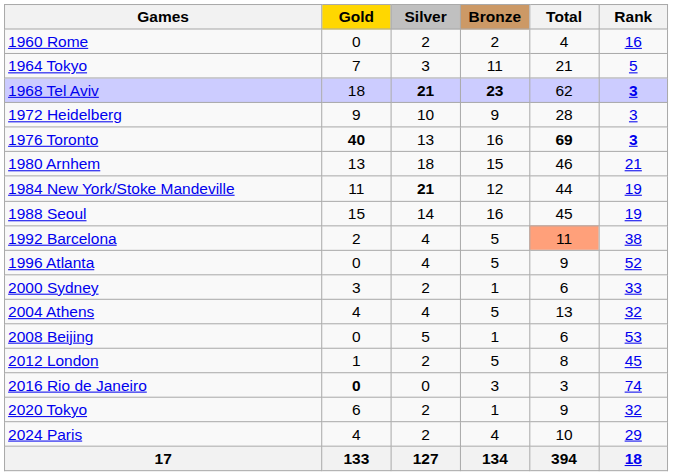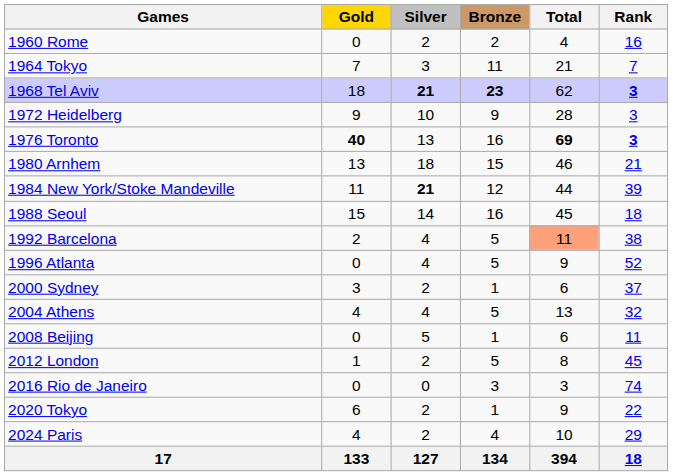(633, 66) 5 -> (633, 66) 7
(633, 189) 19 -> (633, 189) 39
(633, 213) 19 -> (633, 213) 18
(633, 287) 33 -> (633, 287) 37
(633, 336) 53 -> (633, 336) 11
(356, 385) bold -> (356, 385) normal
(633, 409) 32 -> (633, 409) 22
